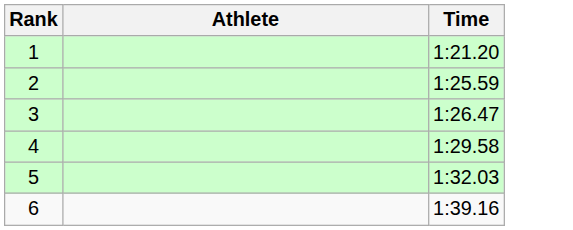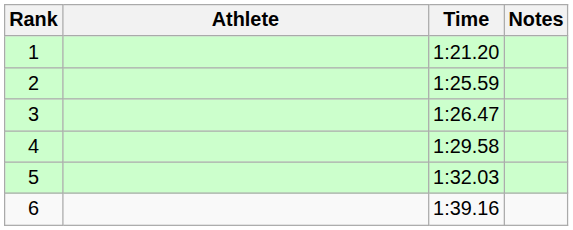+ column: (536, 20)
